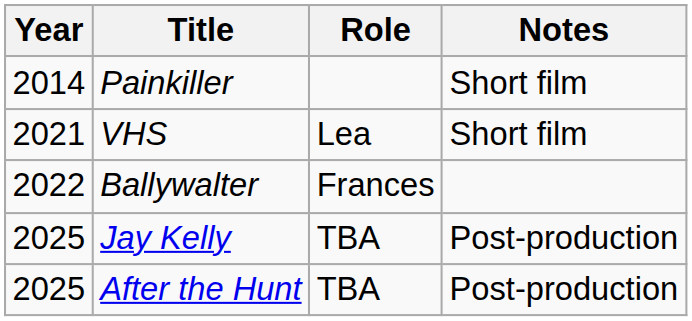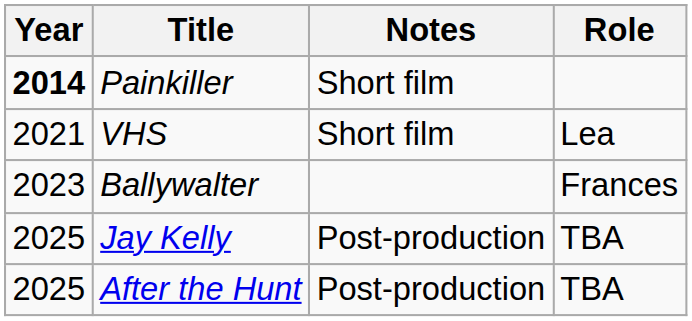columns swapped: (376, 30) <-> (564, 30)
(49, 82) normal -> (49, 82) bold
(49, 185) 2022 -> (49, 185) 2023
